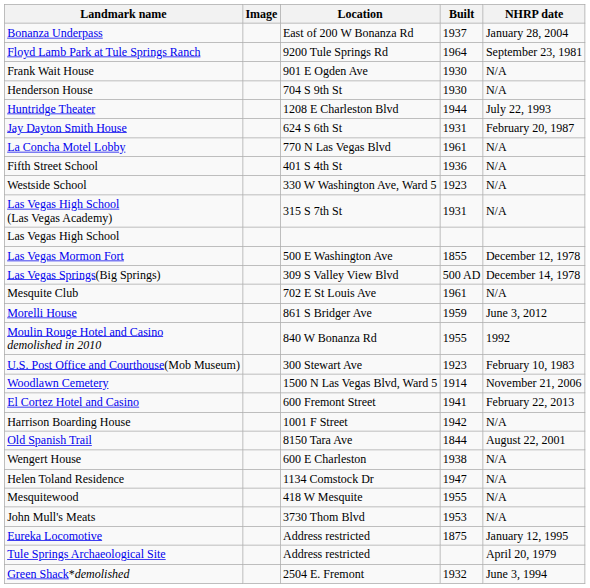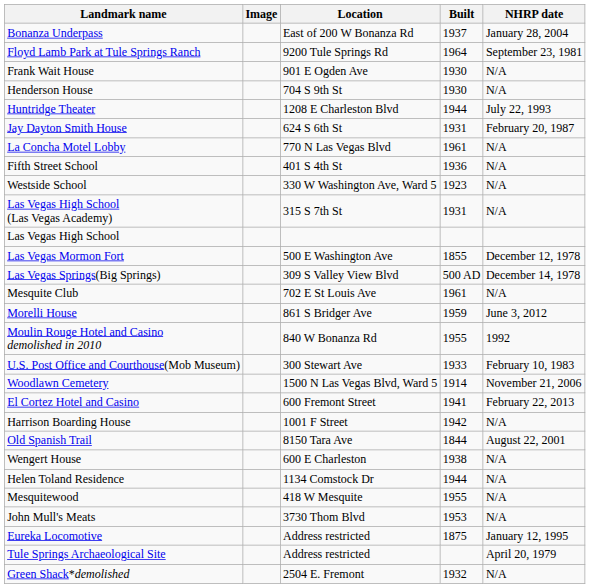(455, 364) 1923 -> (455, 364) 1933
(455, 478) 1947 -> (455, 478) 1944
(516, 573) June 3, 1994 -> (496, 573) N/A
